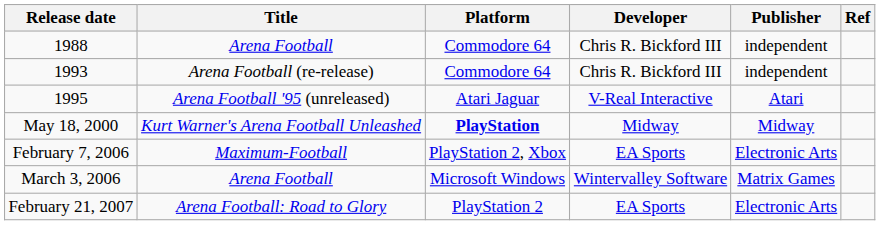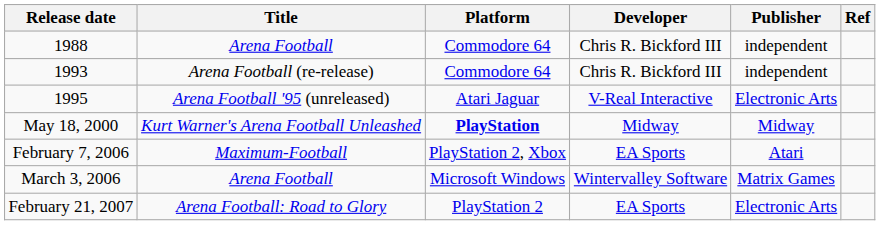(786, 98) Atari -> (786, 98) Electronic Arts
(786, 152) Electronic Arts -> (786, 152) Atari
